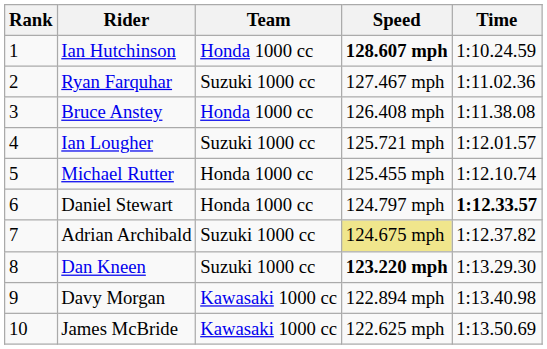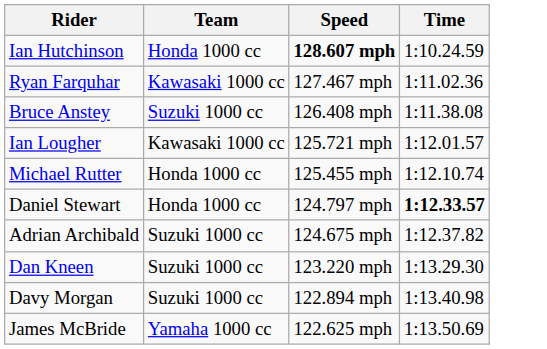- column: (31, 20)
(258, 81) Suzuki 1000 cc -> (216, 81) Kawasaki 1000 cc
(257, 112) Honda 1000 cc -> (205, 112) Suzuki 1000 cc
(258, 143) Suzuki 1000 cc -> (216, 143) Kawasaki 1000 cc
(395, 235) khaki background -> (343, 235) no background
(397, 266) bold -> (343, 266) normal
(269, 297) Kawasaki 1000 cc -> (205, 297) Suzuki 1000 cc
(269, 328) Kawasaki 1000 cc -> (210, 328) Yamaha 1000 cc
